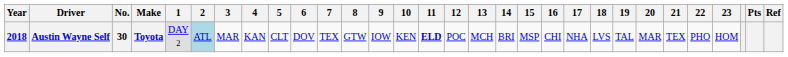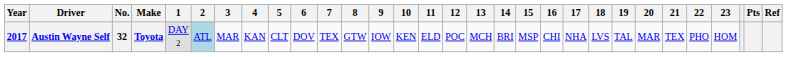(17, 36) 2018 -> (17, 36) 2017
(122, 36) 30 -> (122, 36) 32
(431, 36) bold -> (431, 36) normal
